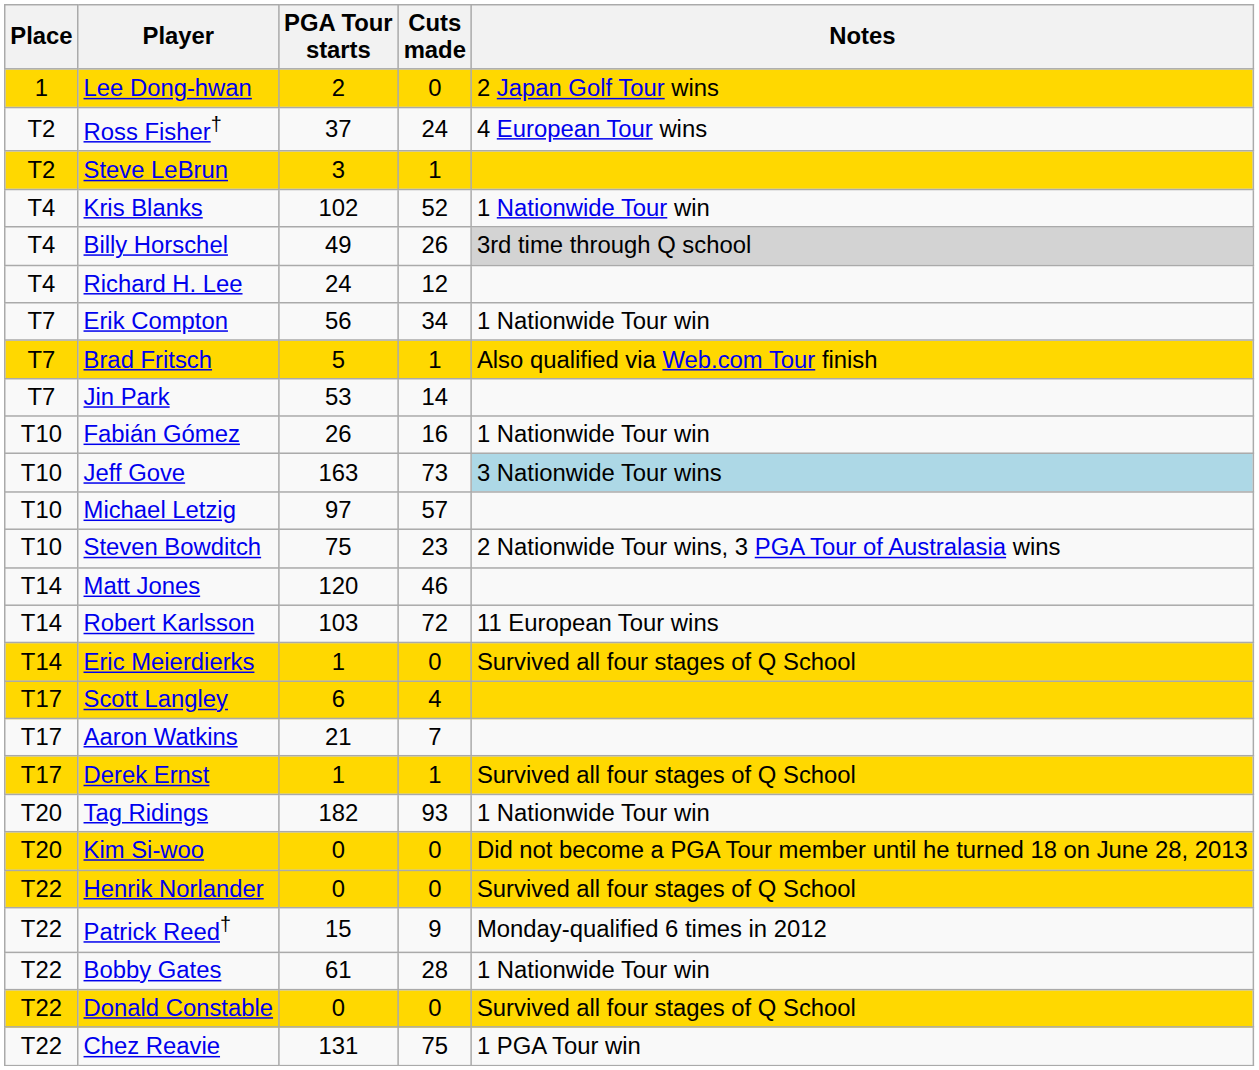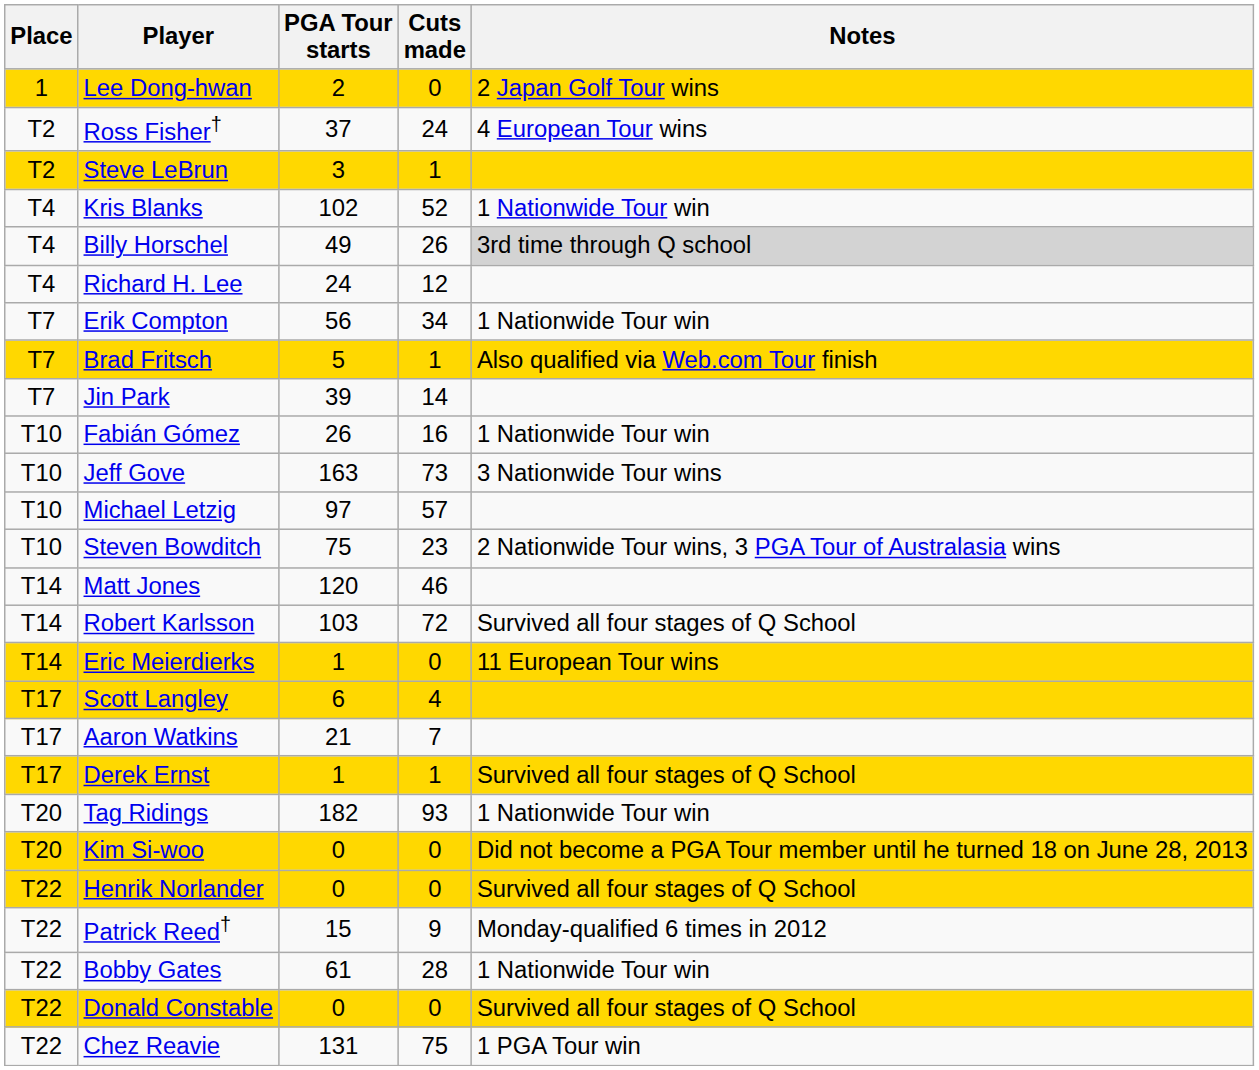(338, 396) 53 -> (338, 396) 39
(599, 472) lightblue background -> (599, 472) no background
(598, 623) 11 European Tour wins -> (666, 623) Survived all four stages of Q School
(666, 661) Survived all four stages of Q School -> (598, 661) 11 European Tour wins
